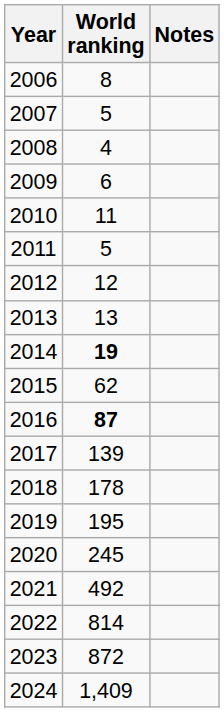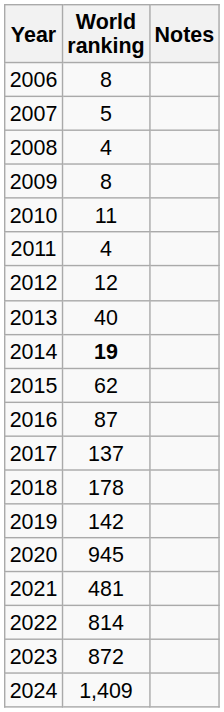(106, 182) 6 -> (106, 182) 8
(106, 249) 5 -> (106, 249) 4
(106, 317) 13 -> (106, 317) 40
(106, 419) bold -> (106, 419) normal
(106, 453) 139 -> (106, 453) 137
(106, 521) 195 -> (106, 521) 142
(106, 555) 245 -> (106, 555) 945
(106, 589) 492 -> (106, 589) 481
